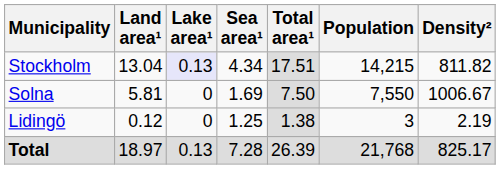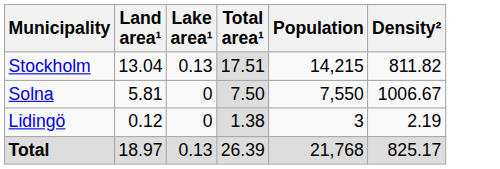- column: (242, 28)
(196, 66) lavender background -> (196, 66) no background
